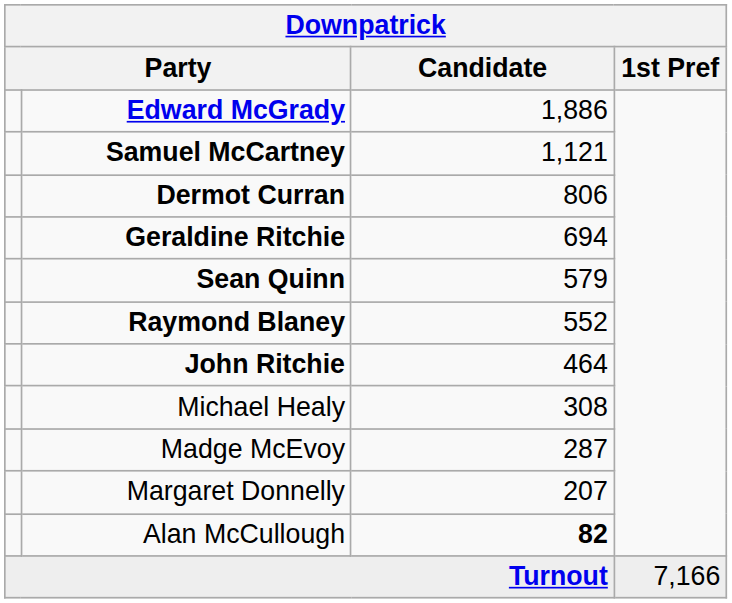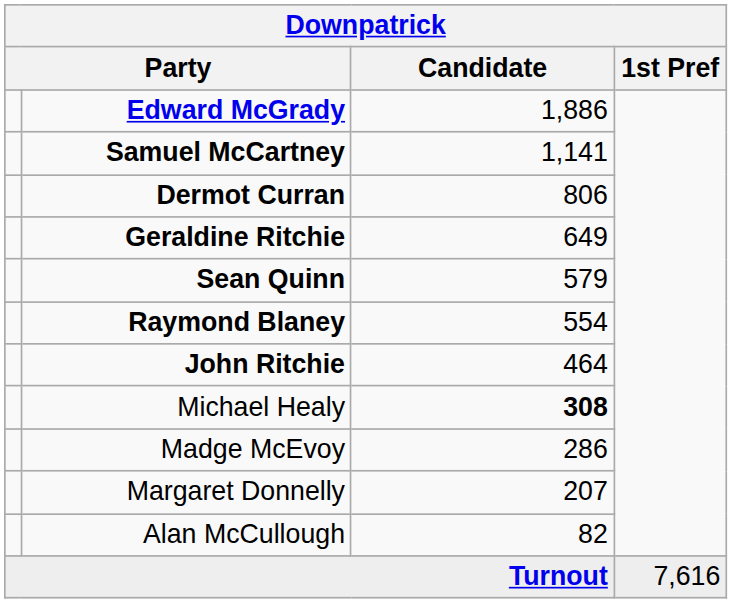(574, 152) 1,121 -> (574, 152) 1,141
(586, 237) 694 -> (586, 237) 649
(586, 322) 552 -> (586, 322) 554
(586, 407) normal -> (586, 407) bold
(586, 449) 287 -> (586, 449) 286
(593, 534) bold -> (593, 534) normal
(687, 576) 7,166 -> (687, 576) 7,616
